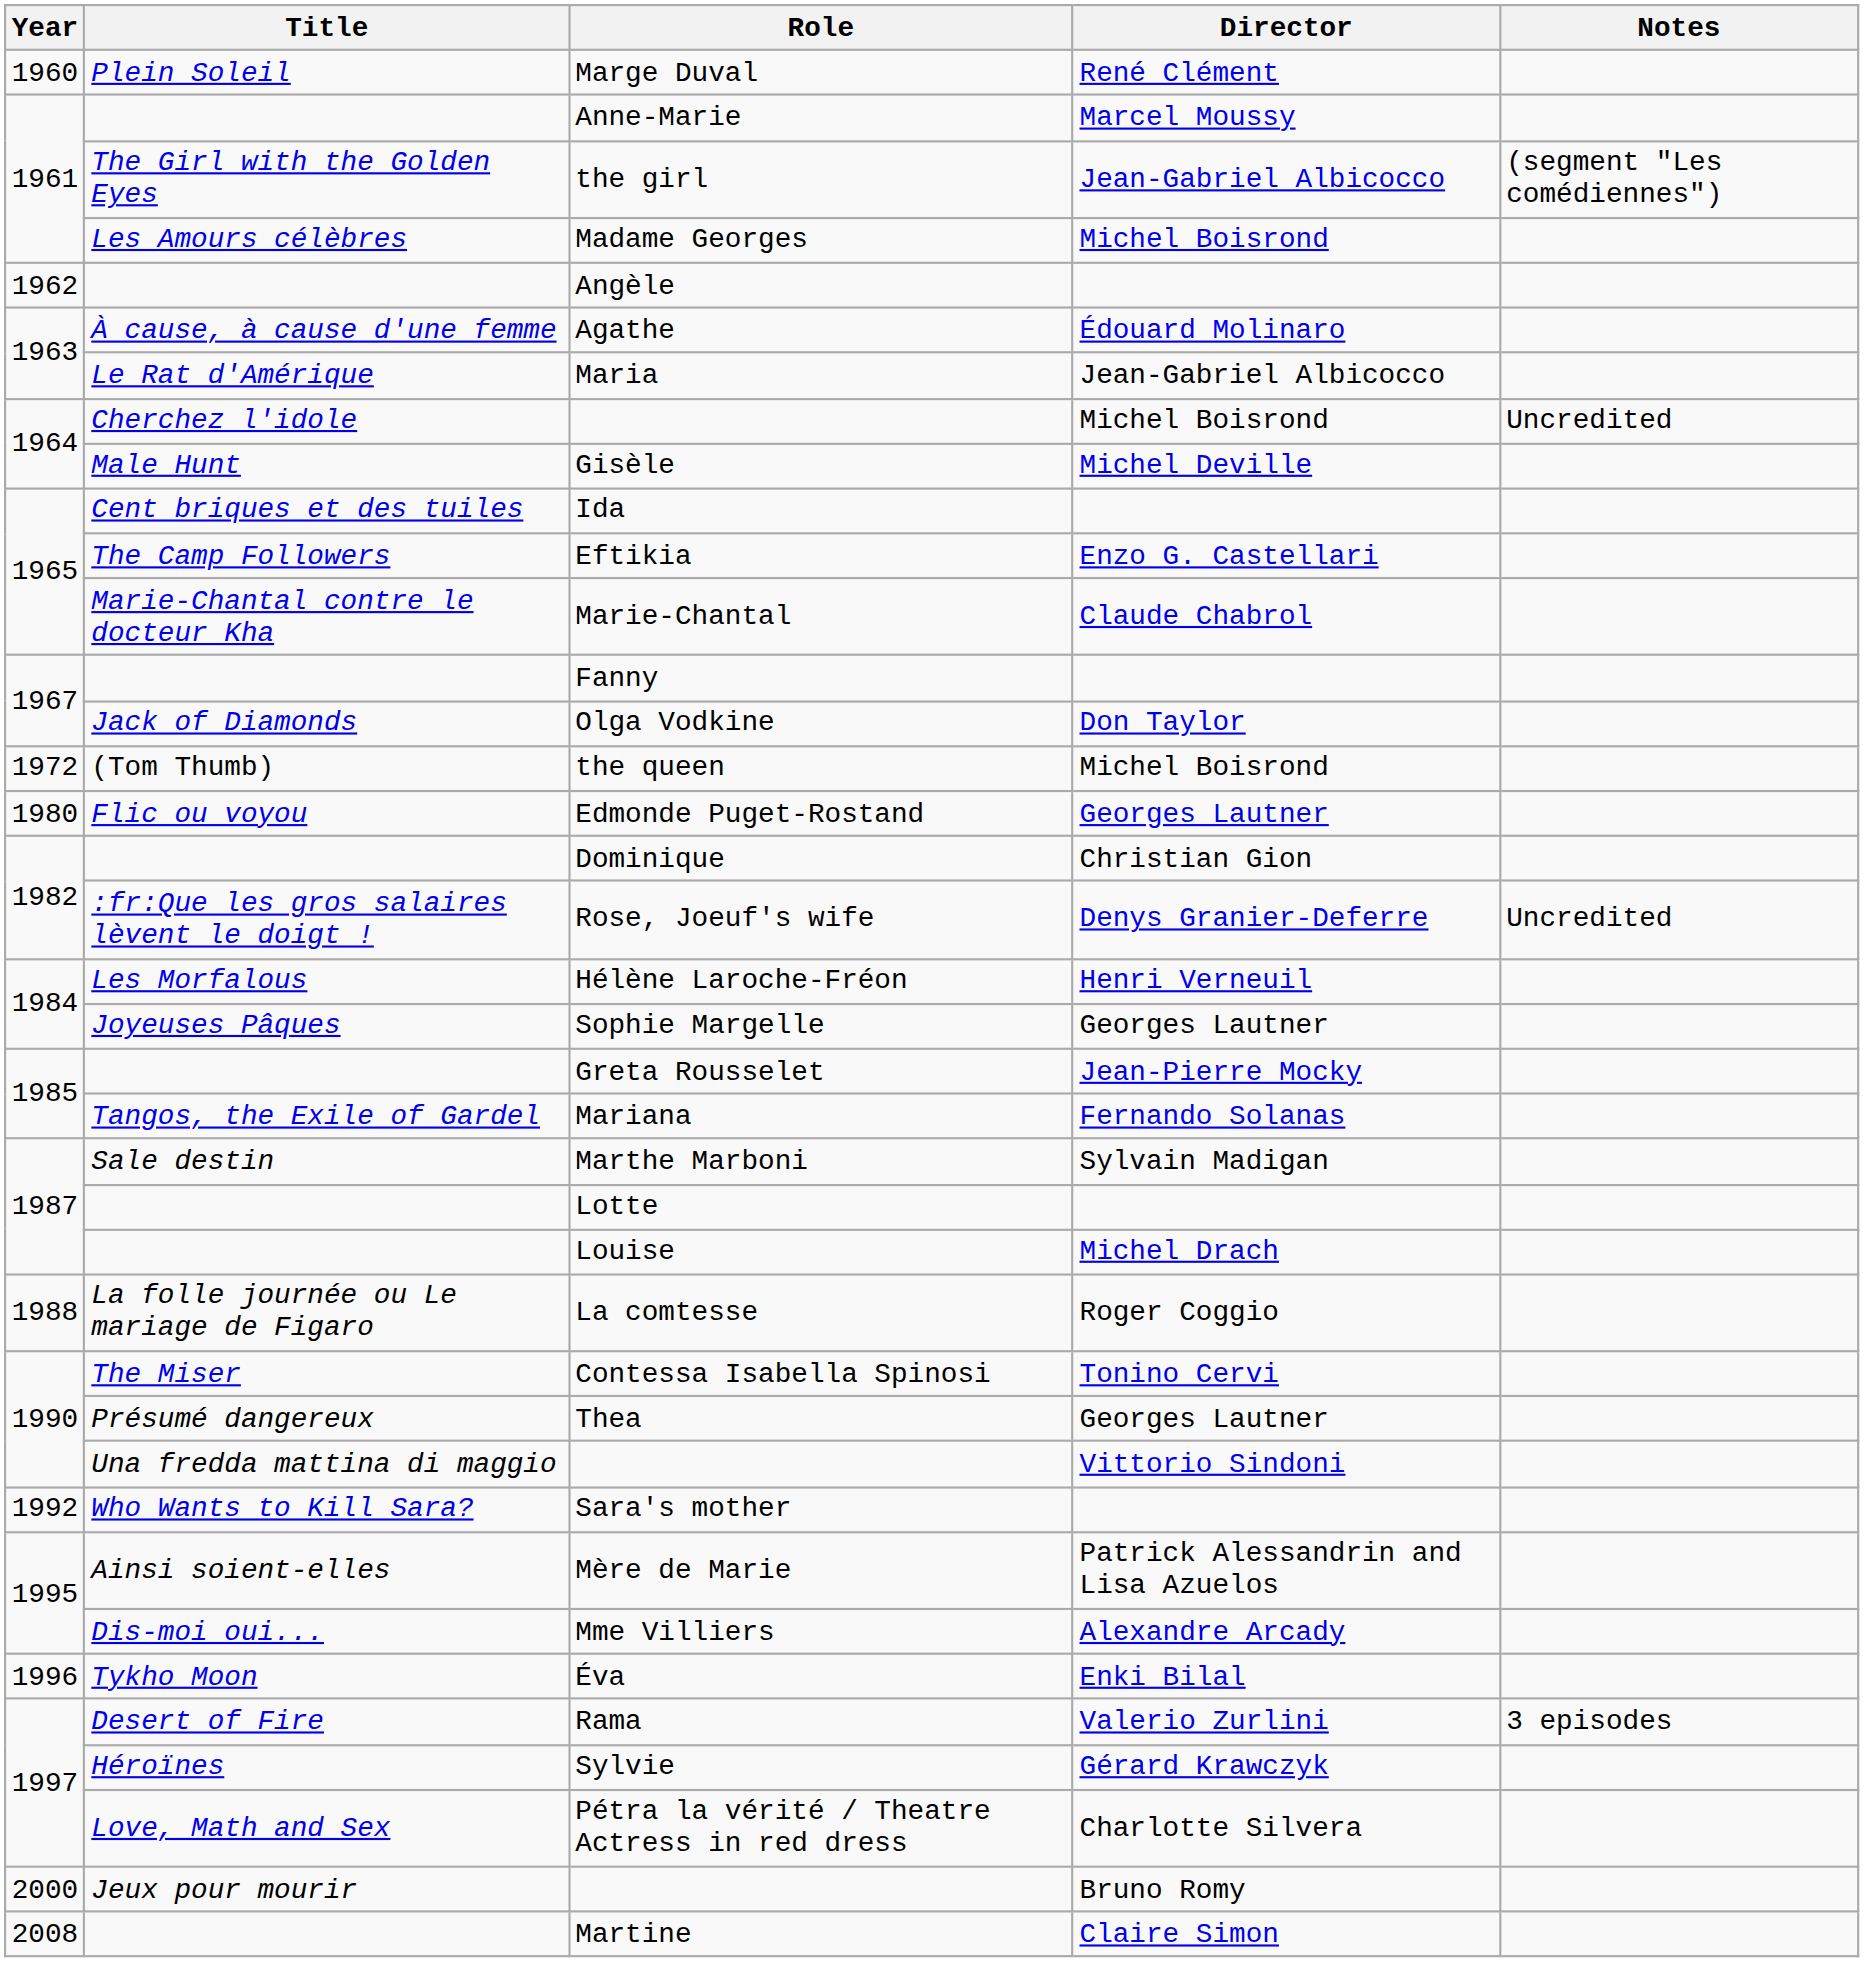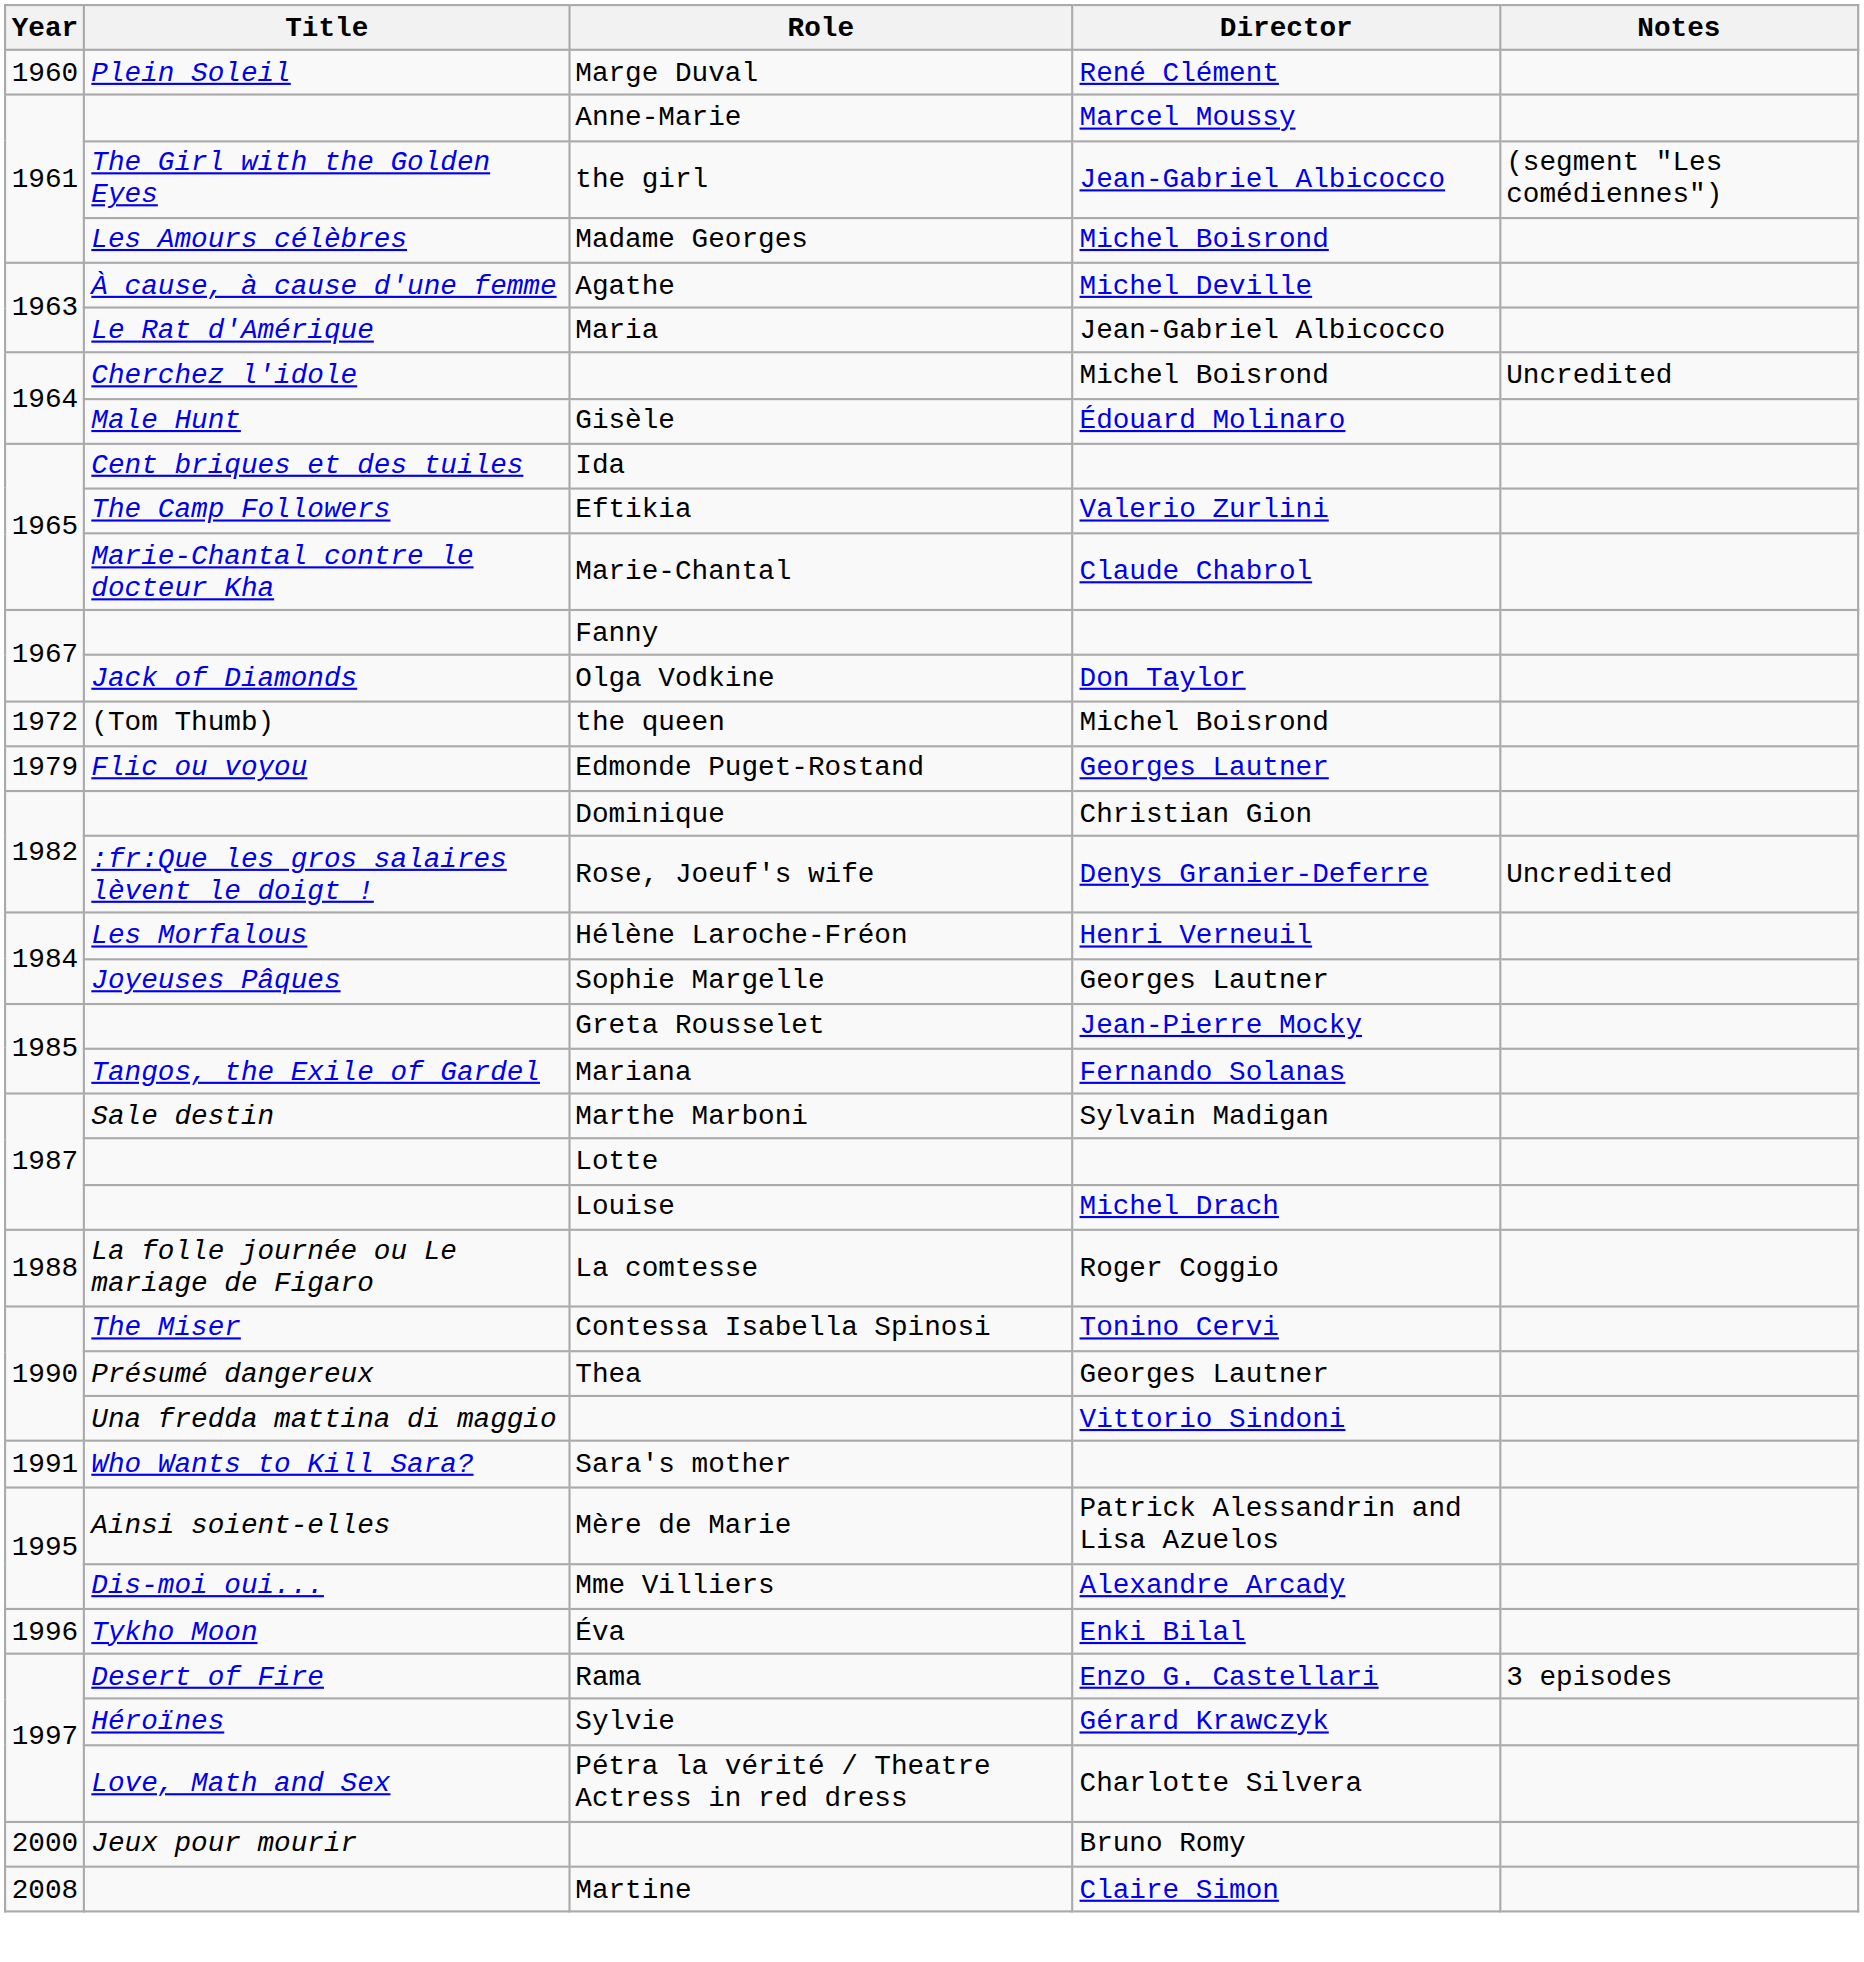- row: (327, 285)
(1212, 330) Édouard Molinaro -> (1196, 285) Michel Deville
(1196, 466) Michel Deville -> (1212, 421) Édouard Molinaro
(1229, 556) Enzo G. Castellari -> (1204, 511) Valerio Zurlini
(45, 814) 1980 -> (45, 768) 1979
(45, 1509) 1992 -> (45, 1464) 1991
(1204, 1722) Valerio Zurlini -> (1229, 1677) Enzo G. Castellari
